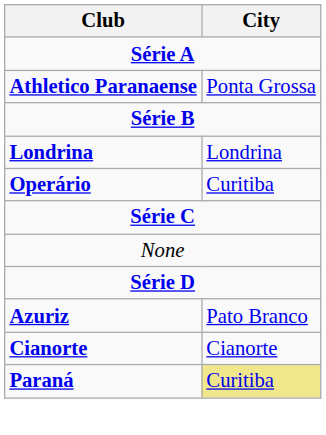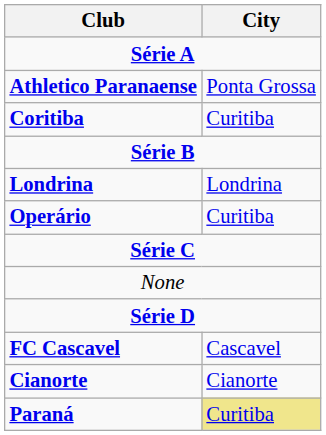+ row: (47, 119)
- row: (39, 315)
+ row: (65, 348)
